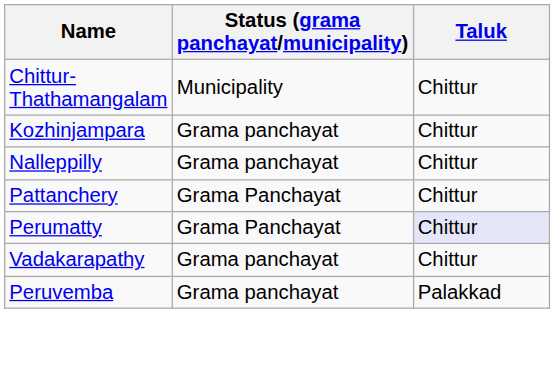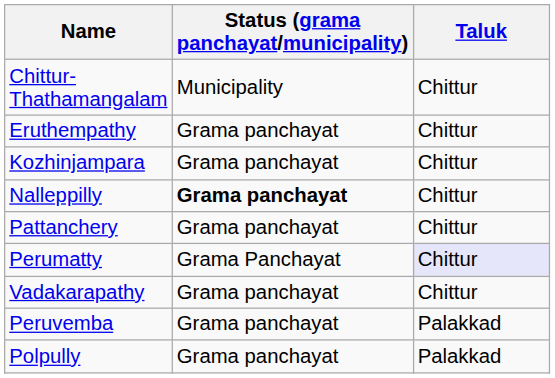+ row: (73, 130)
(258, 163) normal -> (262, 195) bold
(259, 195) Grama Panchayat -> (258, 227) Grama panchayat
+ row: (45, 356)
